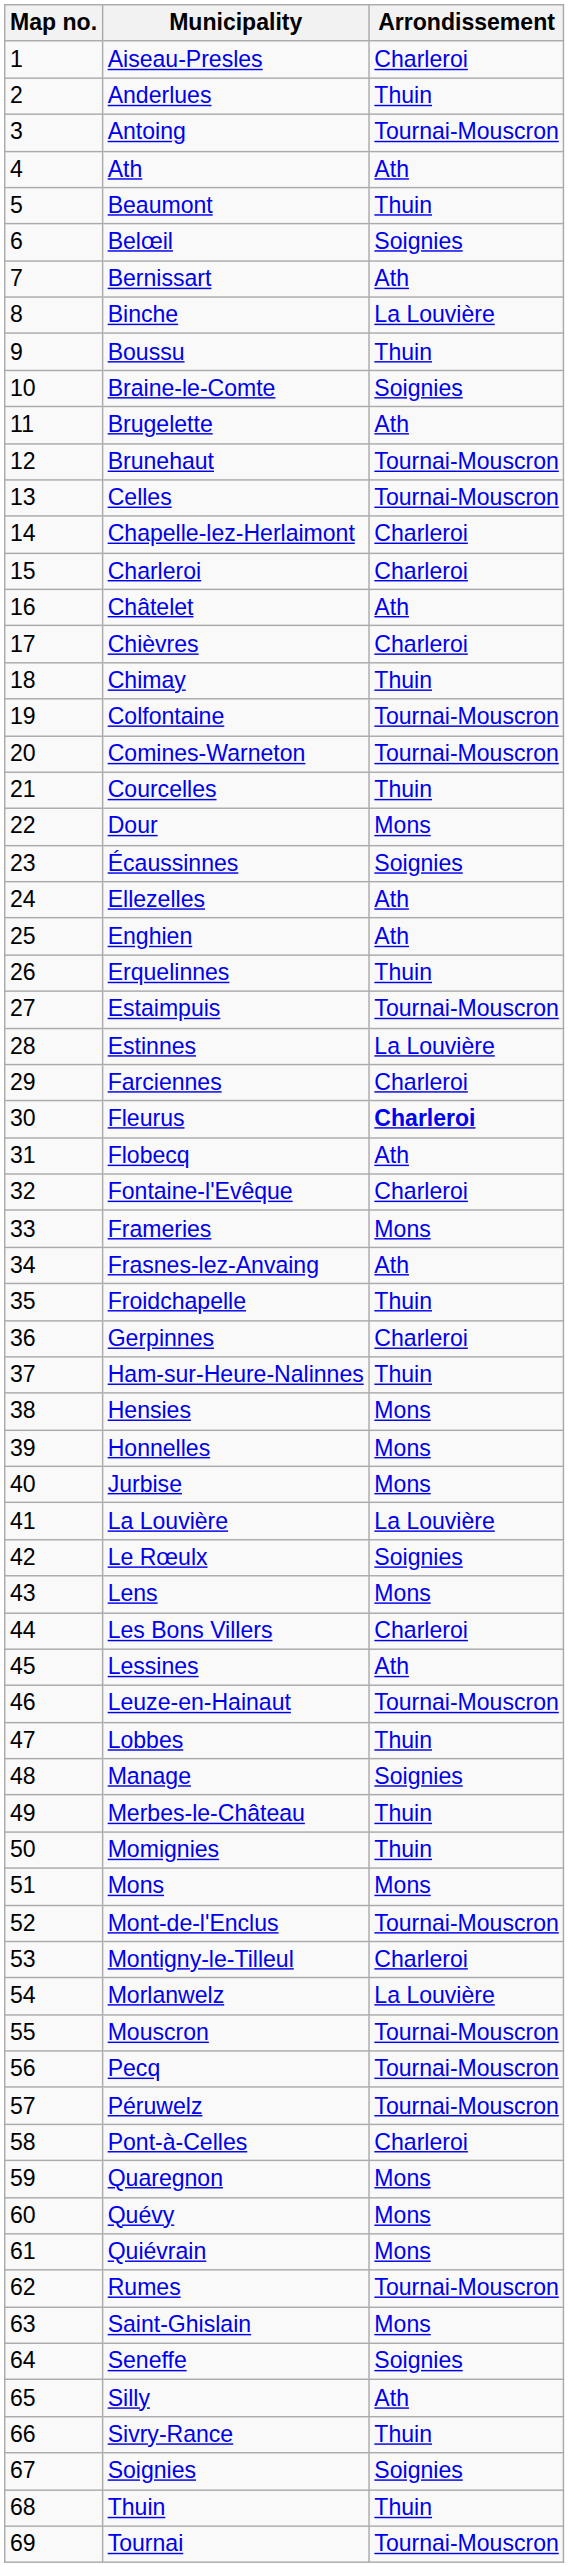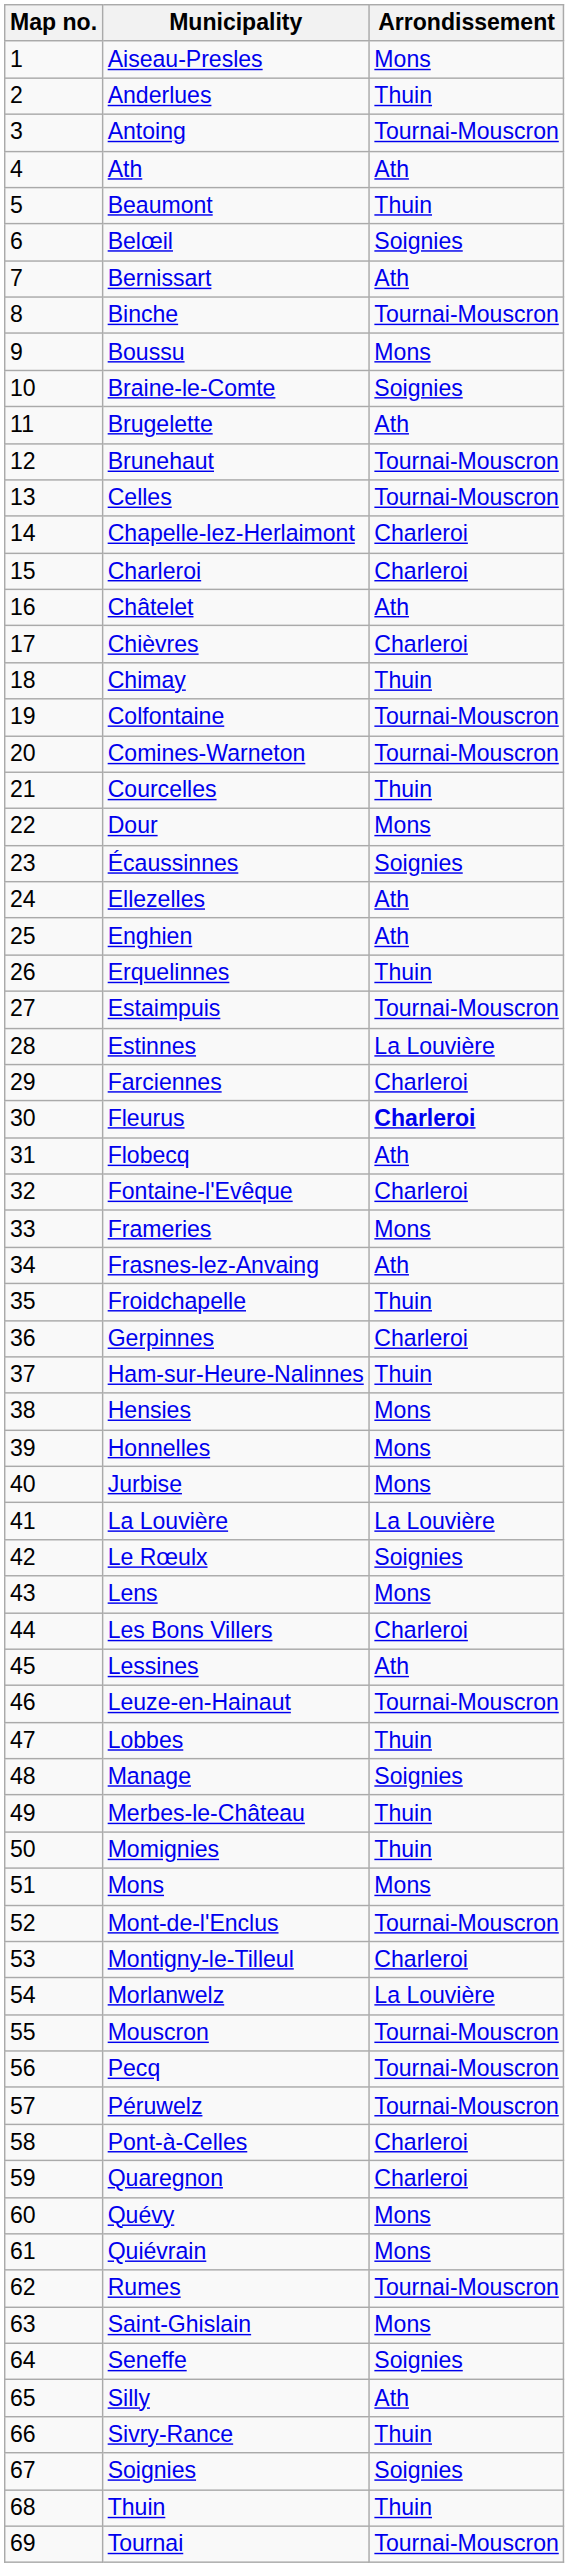(421, 59) Charleroi -> (403, 59) Mons
(435, 315) La Louvière -> (467, 315) Tournai-Mouscron
(403, 351) Thuin -> (403, 351) Mons
(403, 2178) Mons -> (421, 2178) Charleroi
